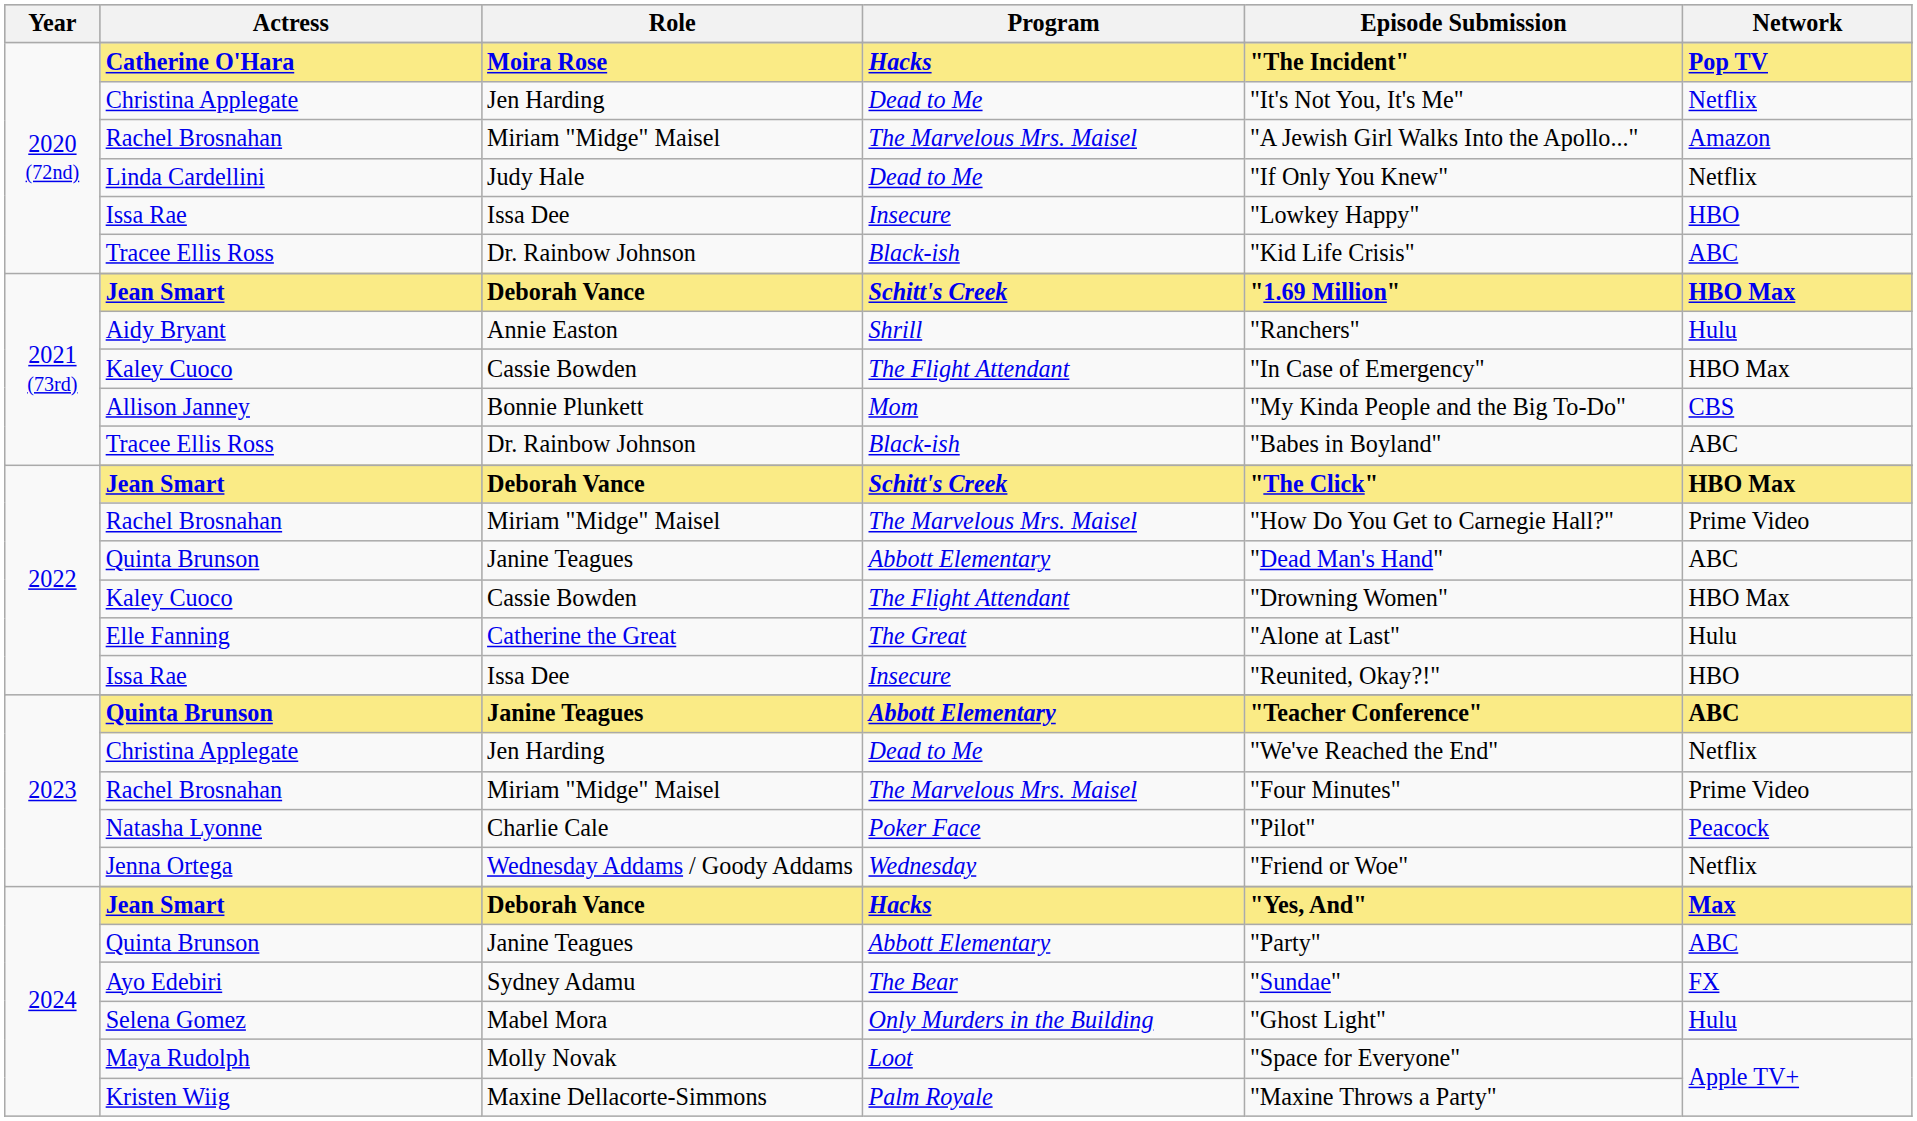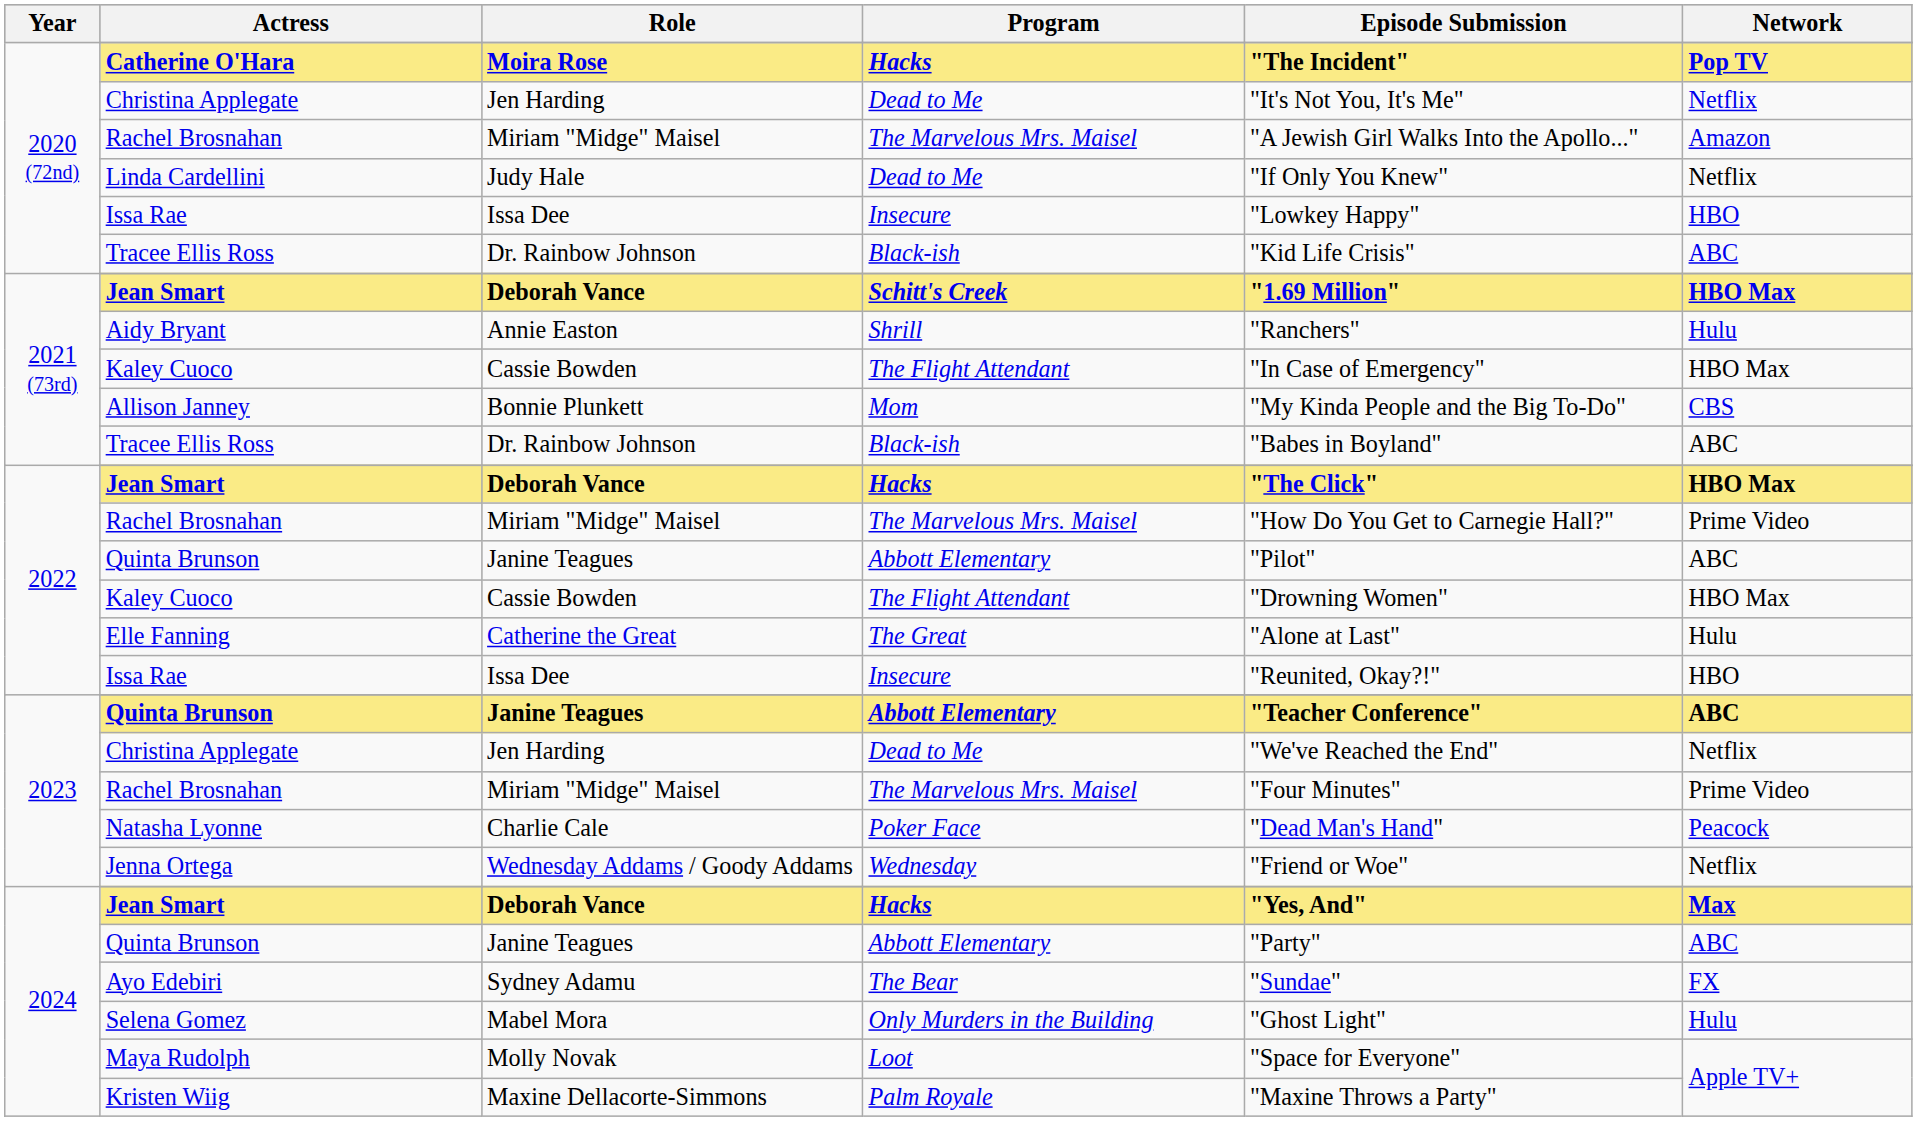(938, 483) Schitt's Creek -> (900, 483) Hacks
(1346, 560) "Dead Man's Hand" -> (1283, 560) "Pilot"
(1283, 828) "Pilot" -> (1346, 828) "Dead Man's Hand"
